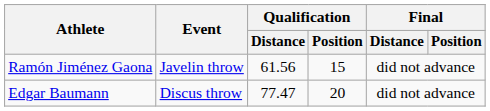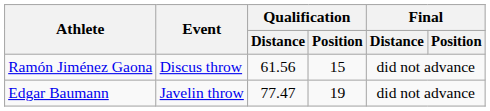(202, 67) Javelin throw -> (201, 67) Discus throw
(201, 93) Discus throw -> (202, 93) Javelin throw
(337, 93) 20 -> (337, 93) 19
